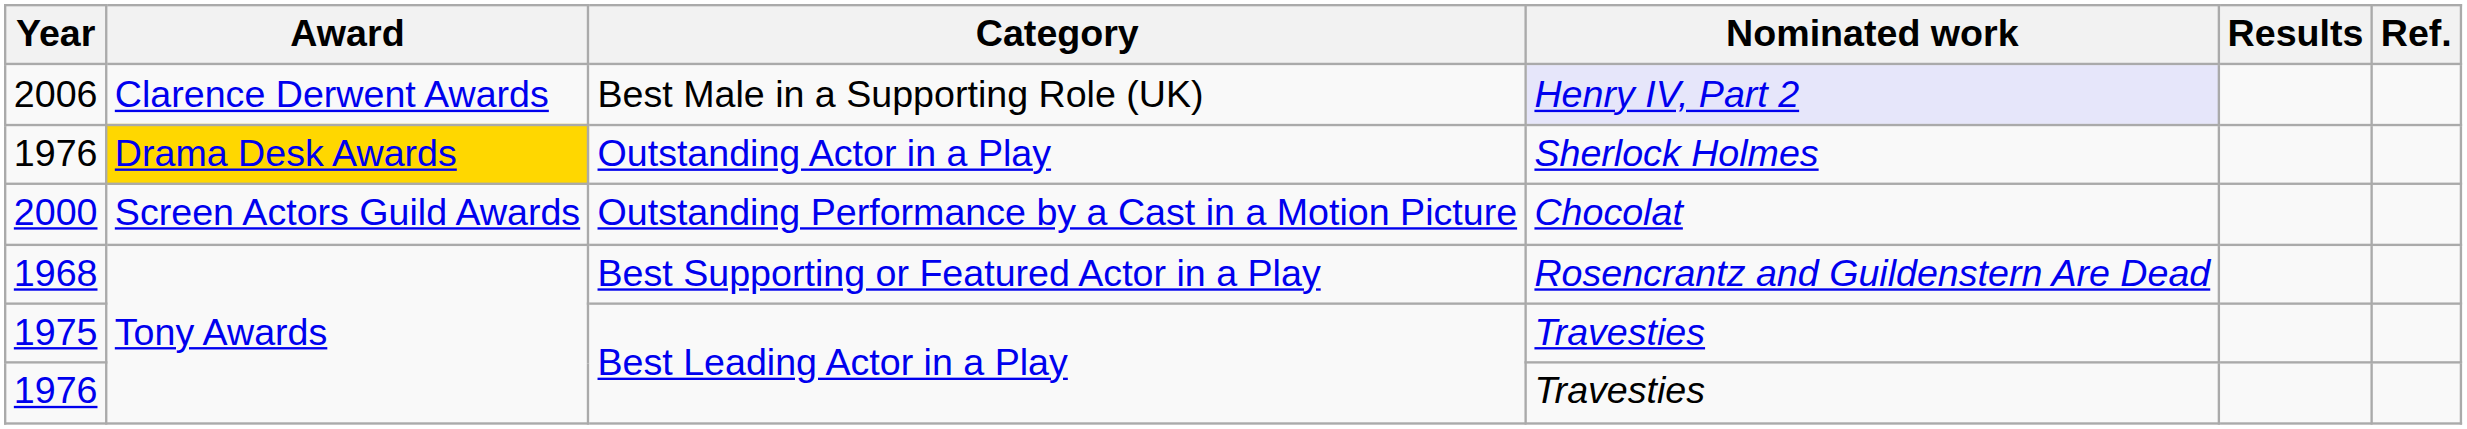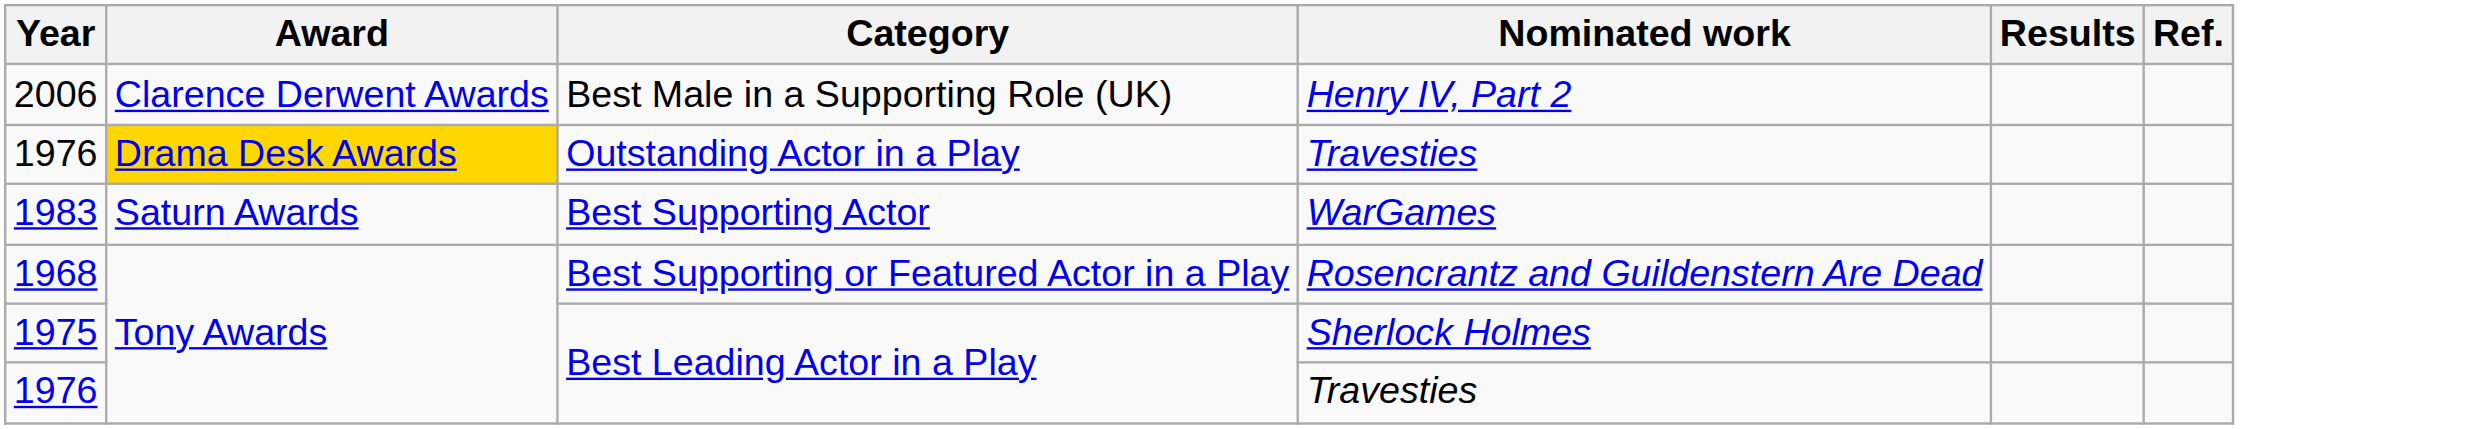(1667, 93) lavender background -> (1439, 93) no background
(1677, 153) Sherlock Holmes -> (1392, 153) Travesties
+ row: (56, 213)
- row: (56, 213)
(1620, 332) Travesties -> (1449, 332) Sherlock Holmes
